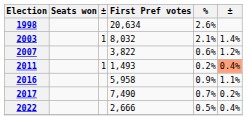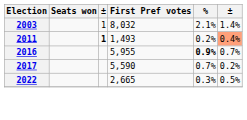- row: (27, 25)
- row: (27, 53)
(103, 66) normal -> (103, 39) bold
(123, 80) 5,958 -> (123, 53) 5,955
(206, 80) normal -> (206, 53) bold
(230, 80) 1.1% -> (230, 53) 0.7%
(123, 94) 7,490 -> (123, 66) 5,590
(123, 108) 2,666 -> (123, 80) 2,665
(206, 108) 0.5% -> (206, 80) 0.3%
(230, 108) 0.4% -> (230, 80) 0.5%
